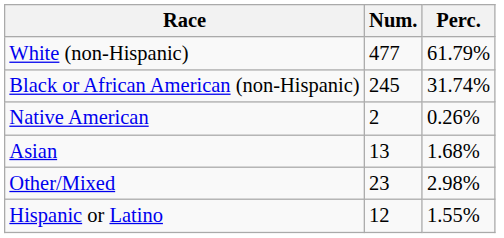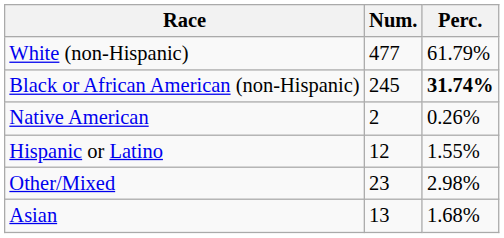(458, 85) normal -> (460, 85) bold
rows swapped: (33, 150) <-> (86, 215)
